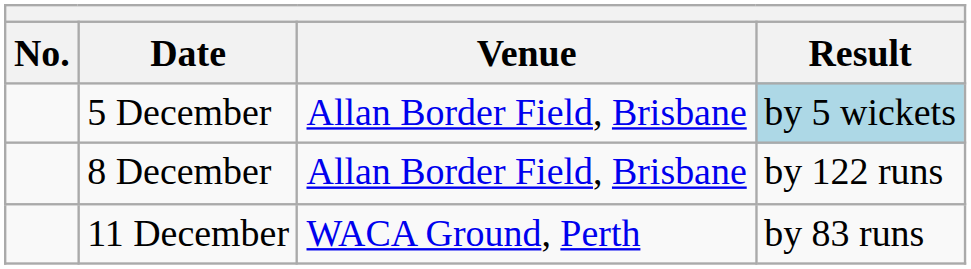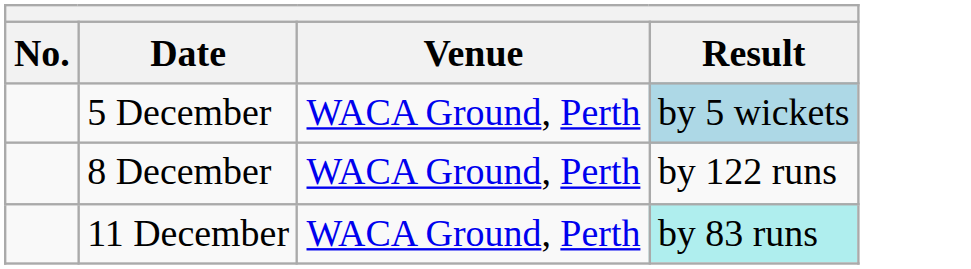(527, 112) Allan Border Field, Brisbane -> (473, 112) WACA Ground, Perth
(527, 172) Allan Border Field, Brisbane -> (473, 172) WACA Ground, Perth
(844, 232) no background -> (738, 232) paleturquoise background
